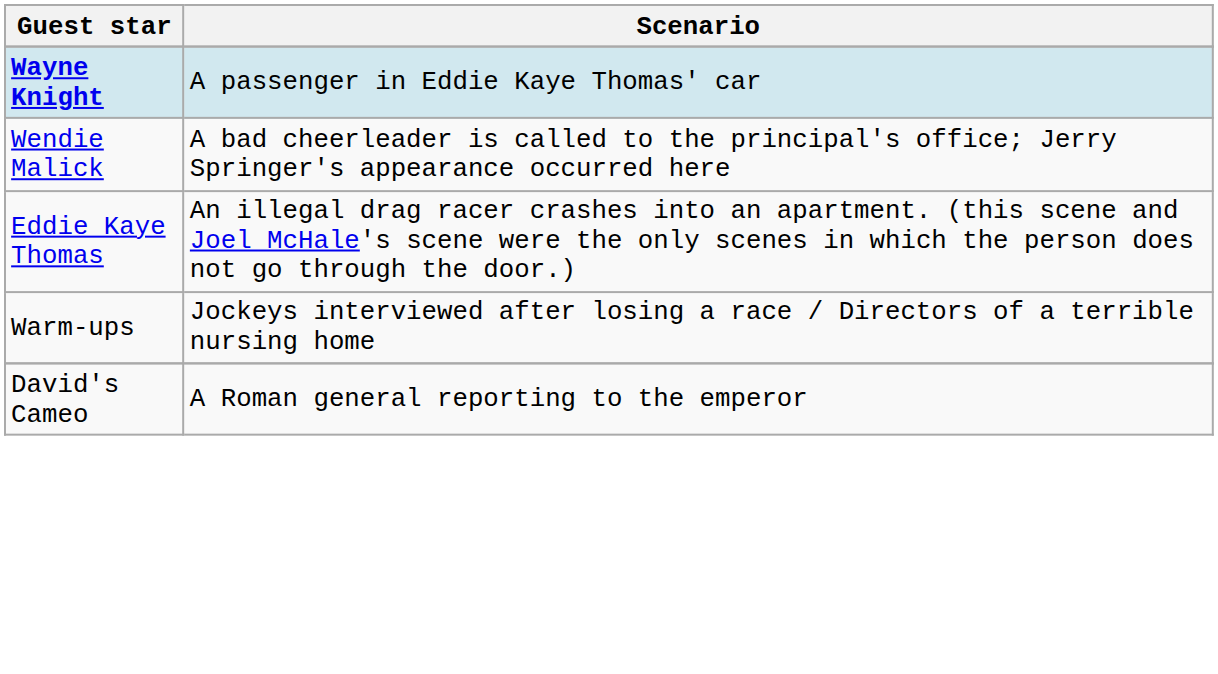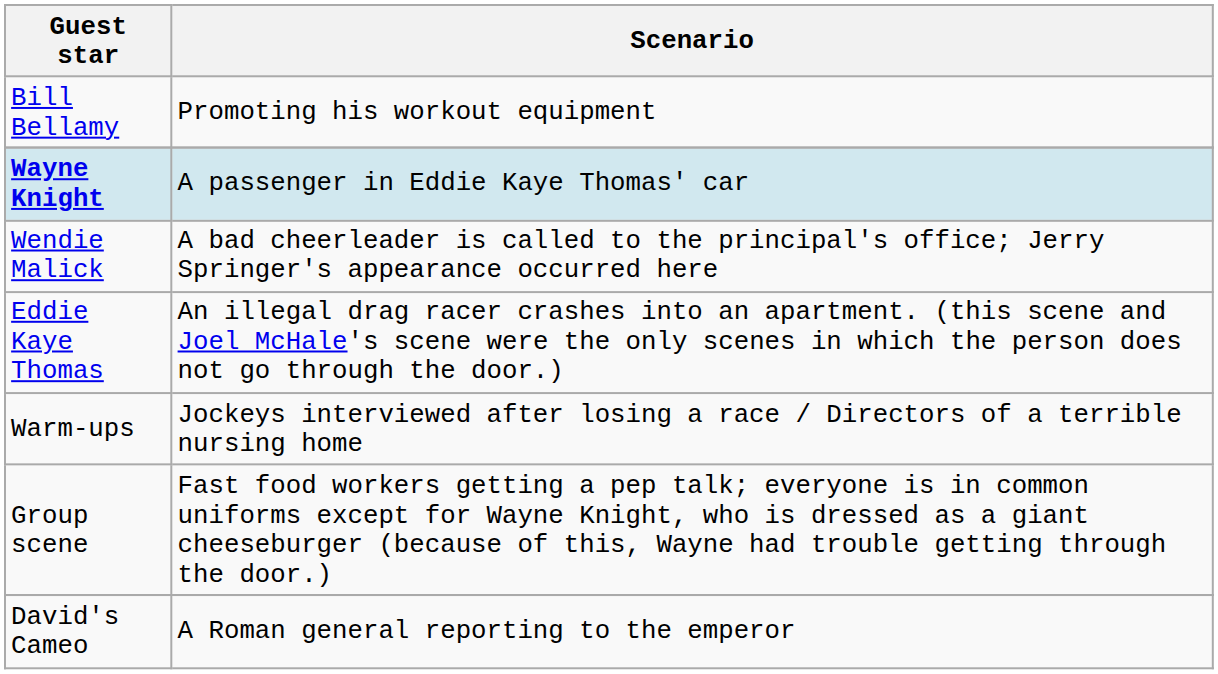+ row: (65, 112)
+ row: (50, 530)
